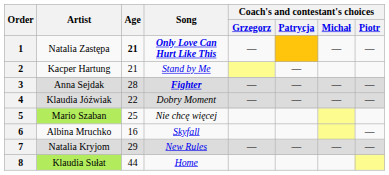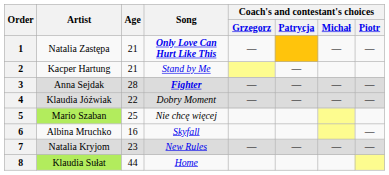(133, 48) bold -> (133, 48) normal
(133, 147) 29 -> (133, 147) 23
